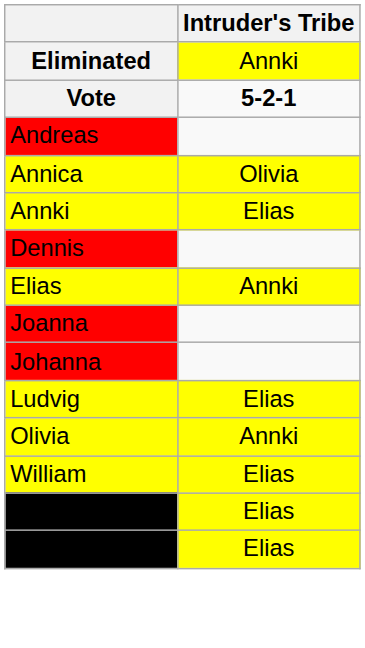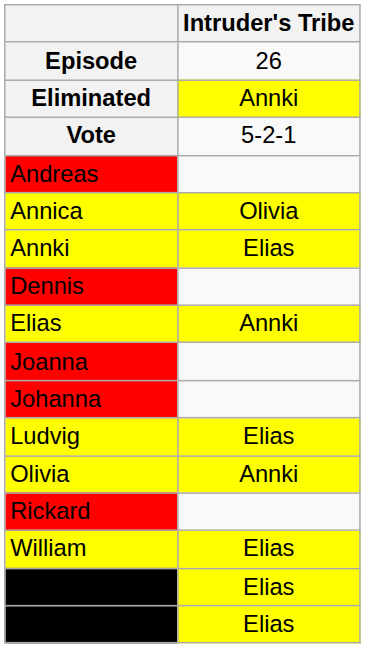+ row: (91, 60)
(269, 98) bold -> (269, 135) normal
+ row: (50, 511)
